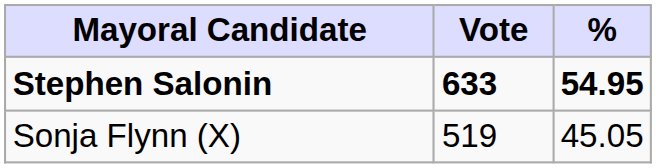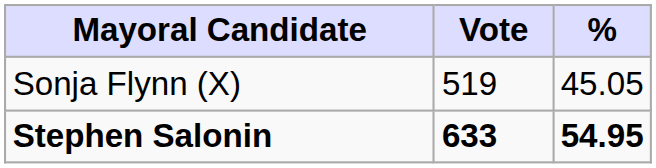rows swapped: (142, 83) <-> (127, 135)
